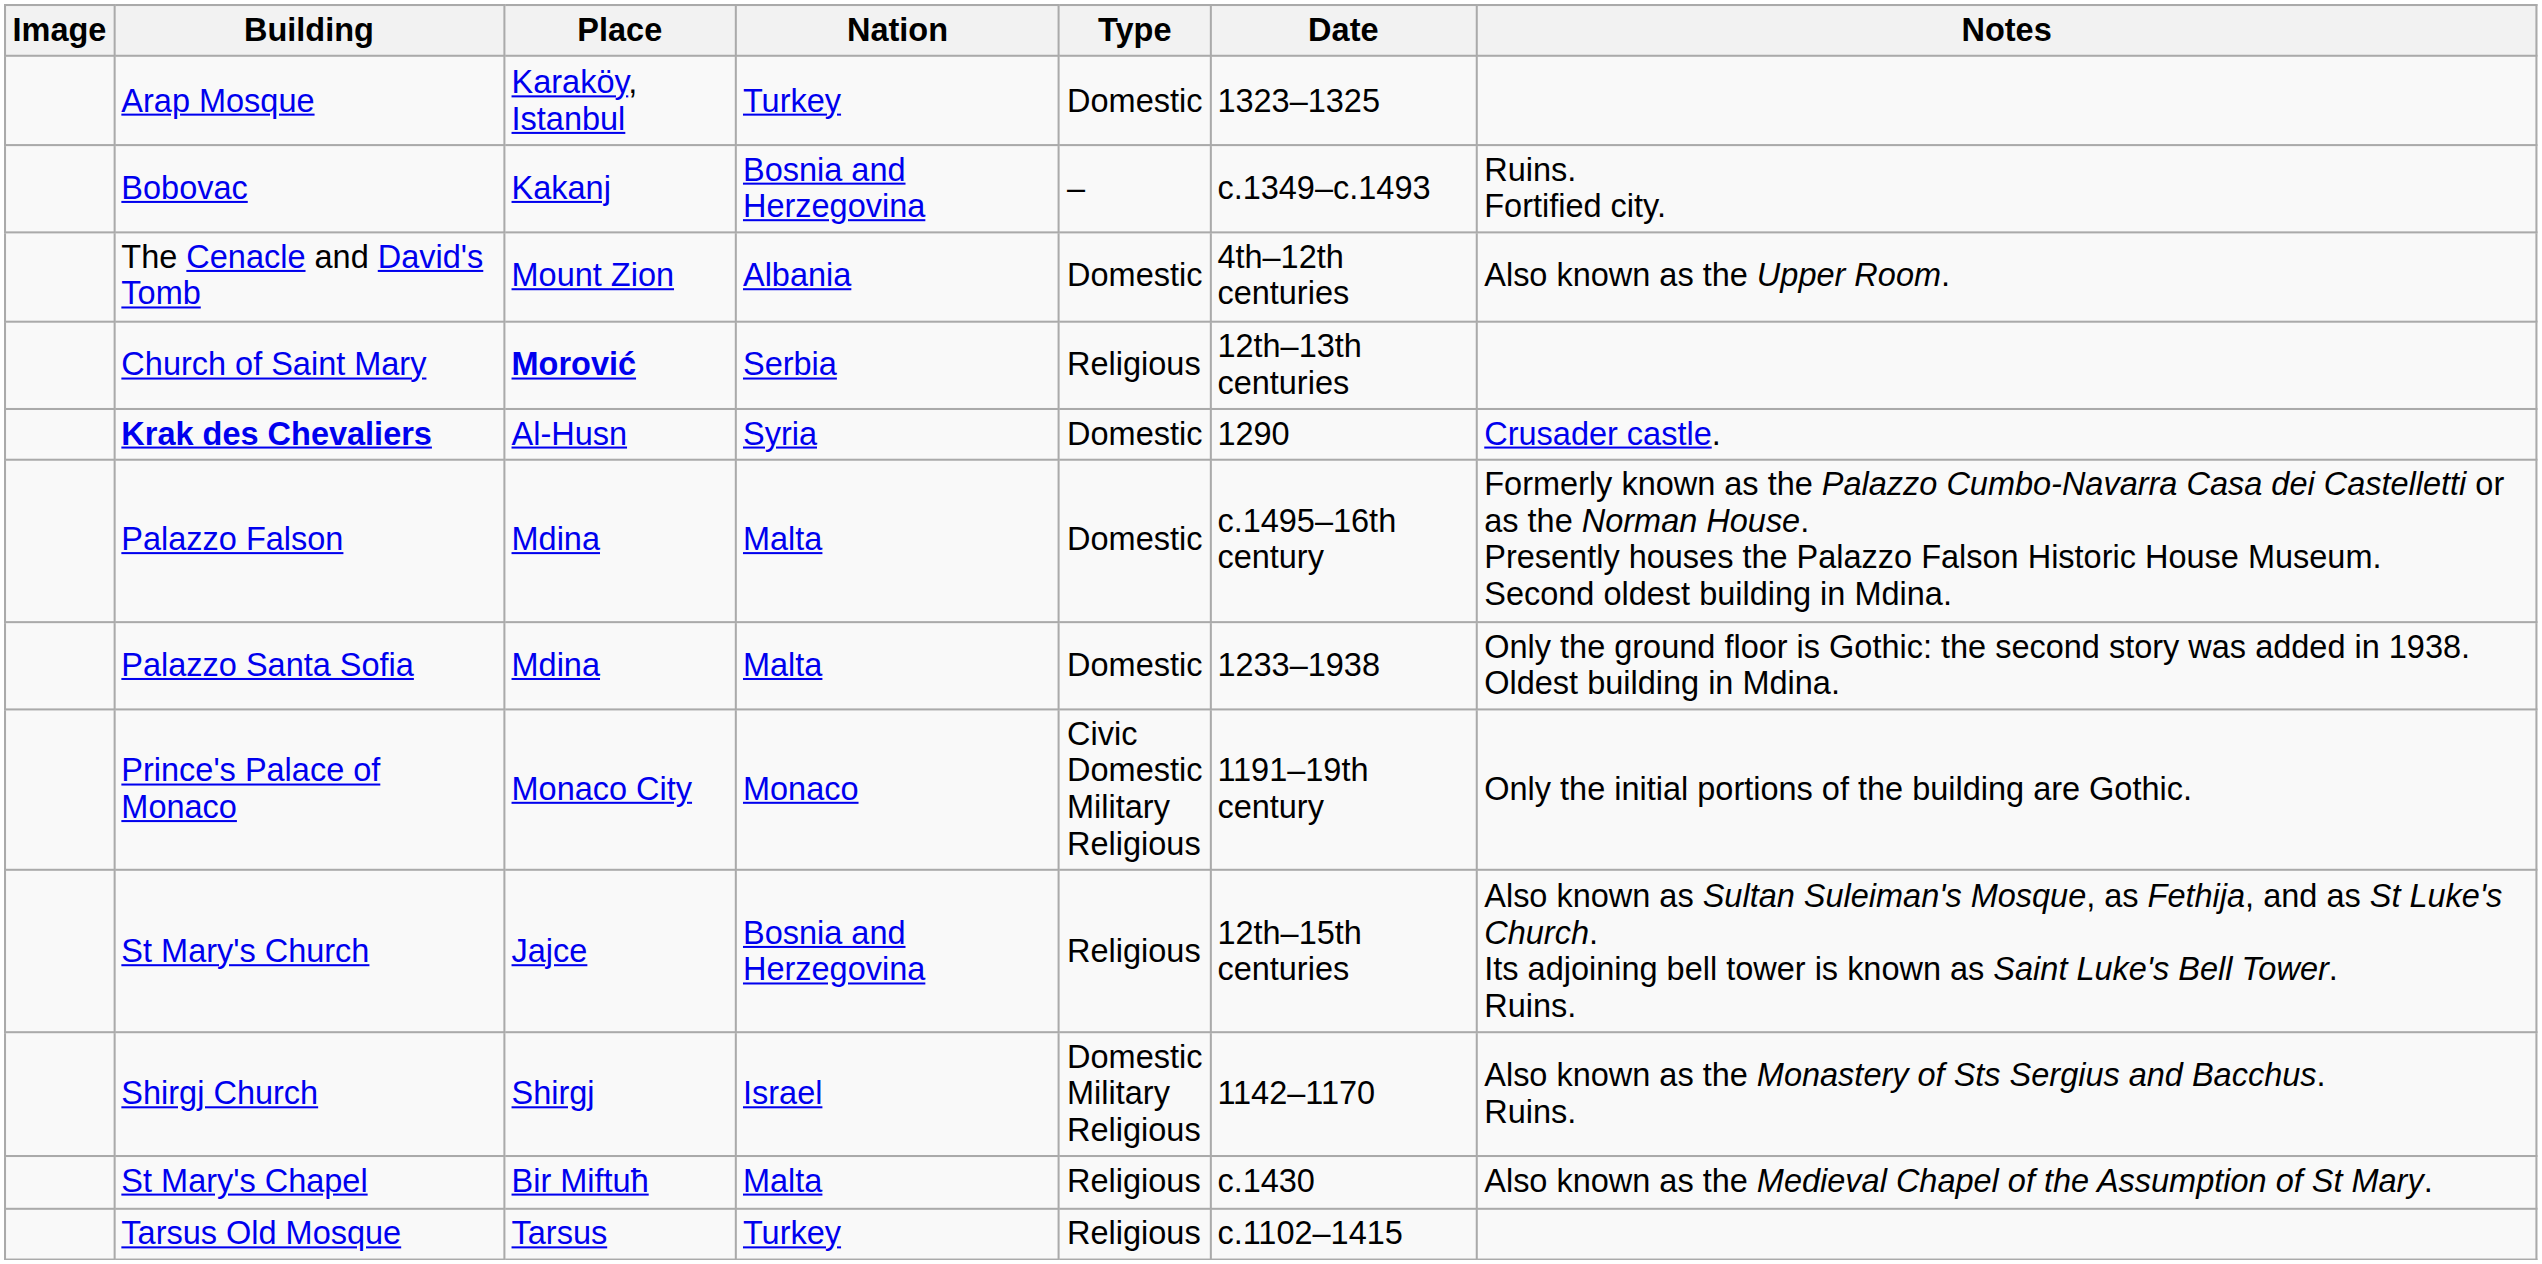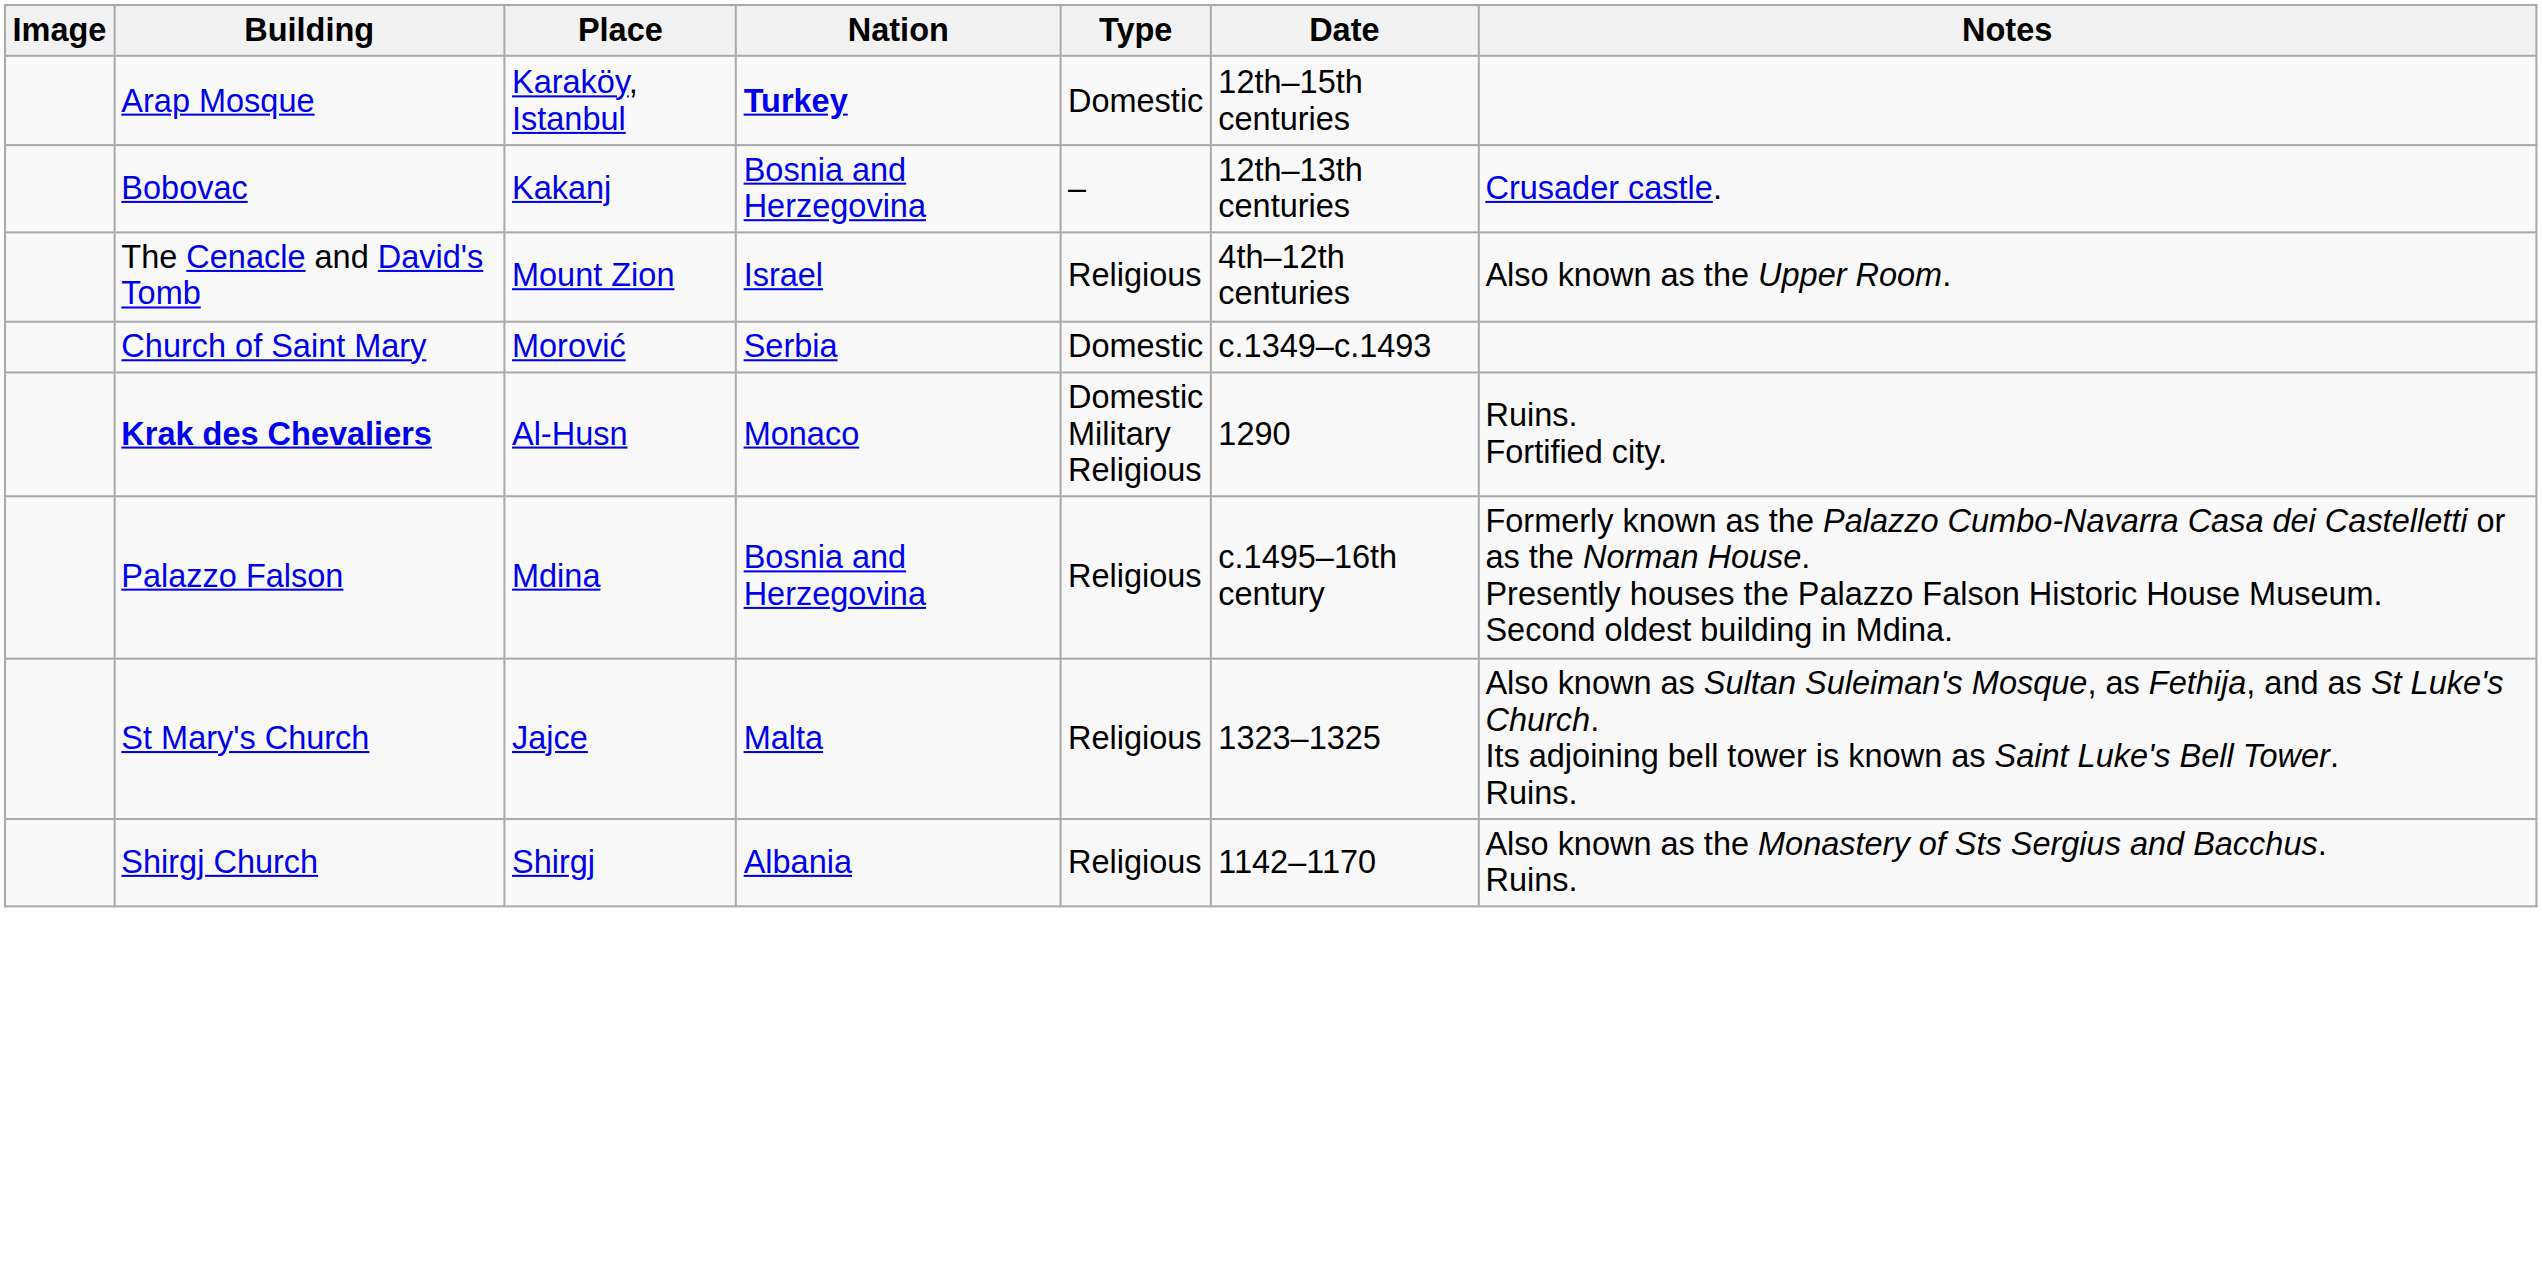(792, 100) normal -> (796, 100) bold
(1299, 100) 1323–1325 -> (1291, 100) 12th–15th centuries
(1324, 188) c.1349–c.1493 -> (1291, 188) 12th–13th centuries
(1575, 188) Ruins. Fortified city. -> (1604, 188) Crusader castle.
(797, 276) Albania -> (783, 276) Israel
(1135, 276) Domestic -> (1135, 276) Religious
(574, 364) bold -> (569, 345) normal
(1134, 364) Religious -> (1136, 345) Domestic
(1290, 364) 12th–13th centuries -> (1325, 345) c.1349–c.1493
(780, 433) Syria -> (801, 433) Monaco
(1135, 433) Domestic -> (1136, 433) Domestic Military Religious
(1602, 433) Crusader castle. -> (1576, 433) Ruins. Fortified city.
(783, 540) Malta -> (835, 576) Bosnia and Herzegovina
(1135, 540) Domestic -> (1135, 576) Religious
- row: (268, 664)
- row: (251, 789)
(834, 950) Bosnia and Herzegovina -> (783, 737) Malta
(1290, 950) 12th–15th centuries -> (1300, 737) 1323–1325
(783, 1093) Israel -> (798, 862) Albania
(1135, 1093) Domestic Military Religious -> (1135, 862) Religious
- row: (245, 1181)
- row: (261, 1233)
